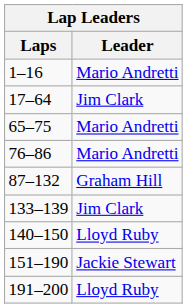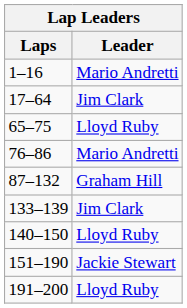(127, 126) Mario Andretti -> (117, 126) Lloyd Ruby
